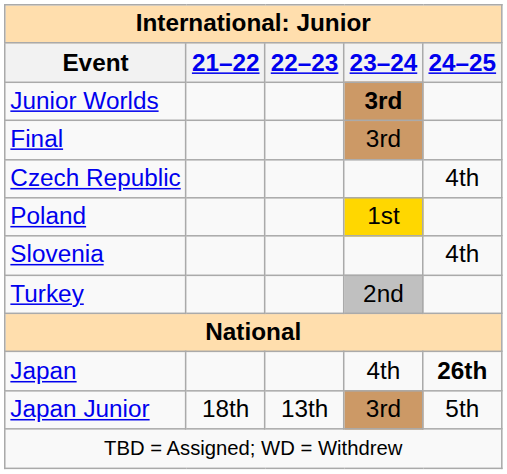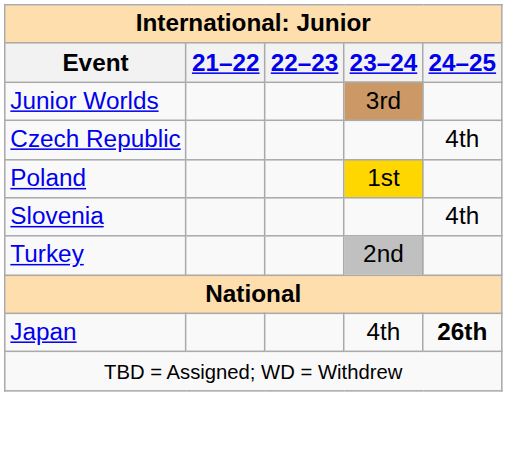(383, 100) bold -> (383, 100) normal
- row: (37, 139)
- row: (80, 409)
